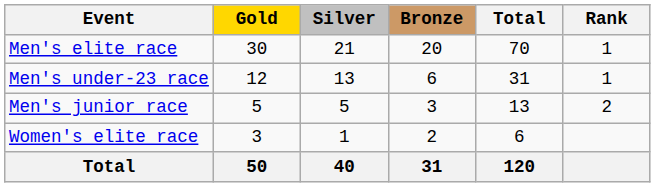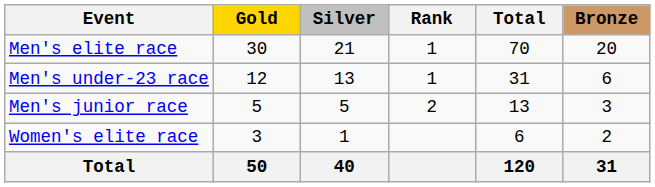columns swapped: (432, 19) <-> (607, 19)
